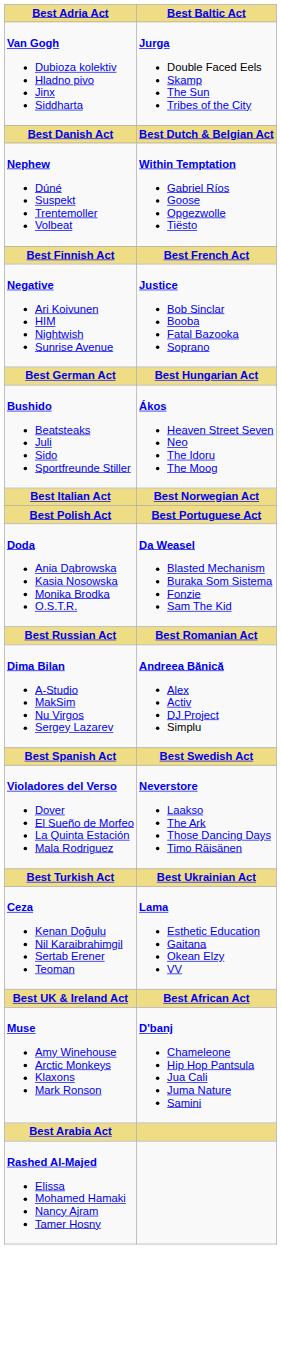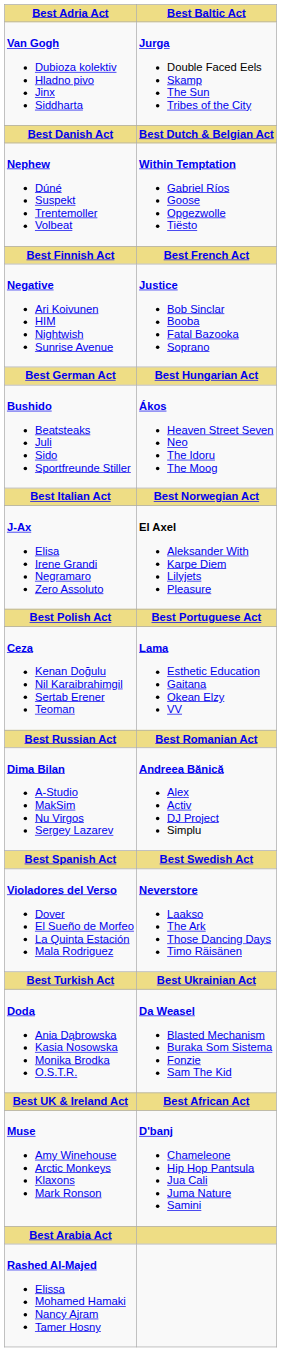+ row: (70, 558)
rows swapped: (70, 576) <-> (70, 939)
